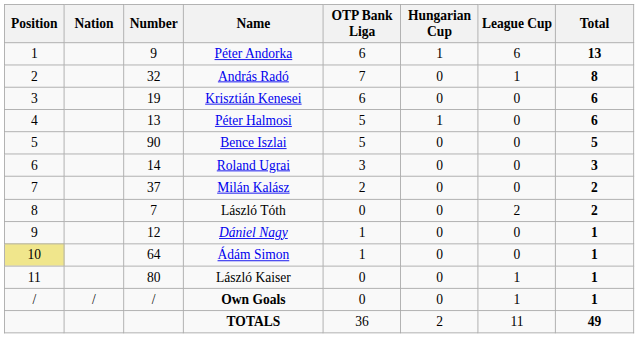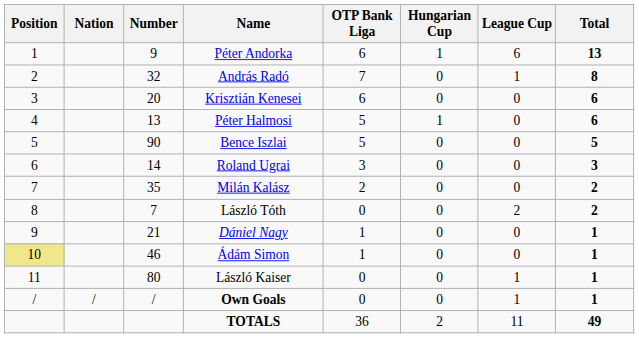(154, 98) 19 -> (154, 98) 20
(154, 187) 37 -> (154, 187) 35
(154, 232) 12 -> (154, 232) 21
(154, 254) 64 -> (154, 254) 46
